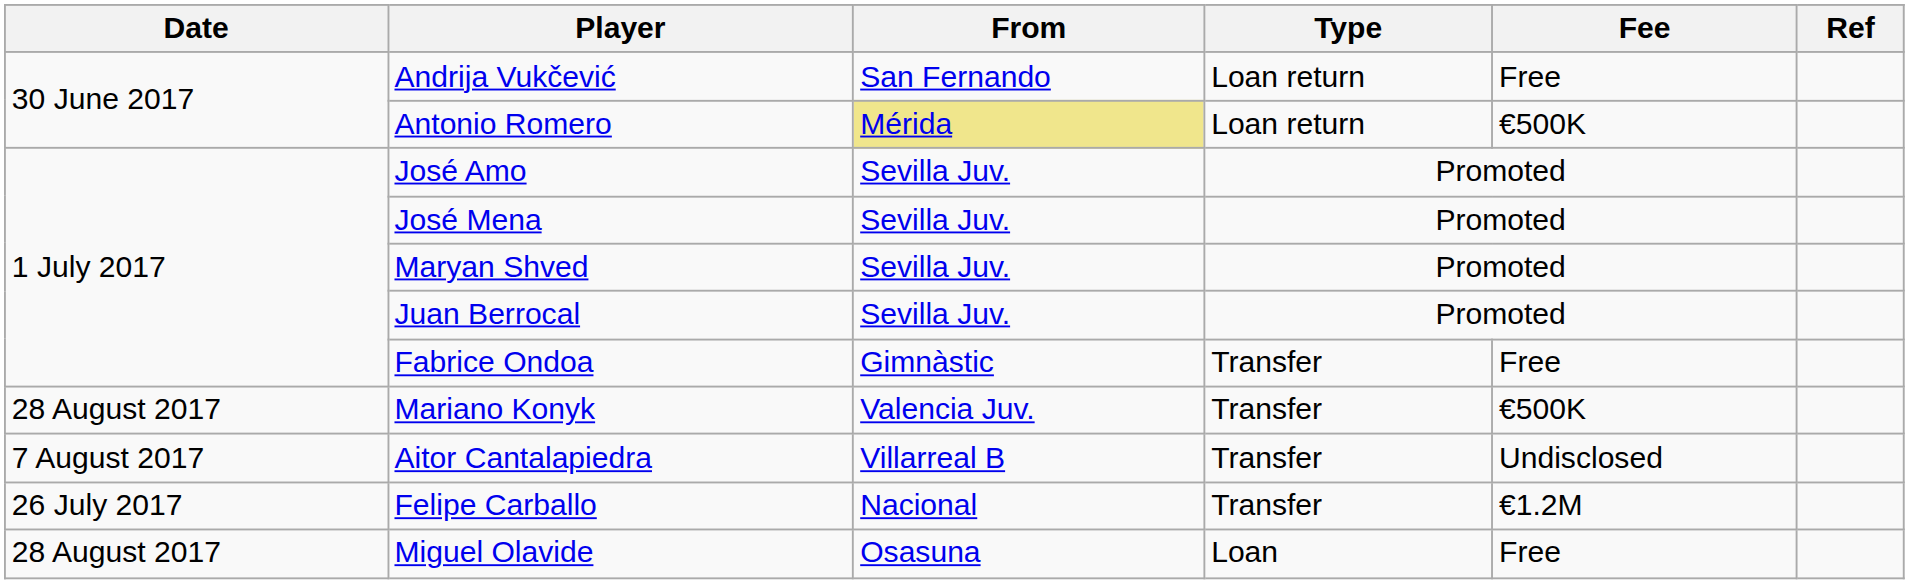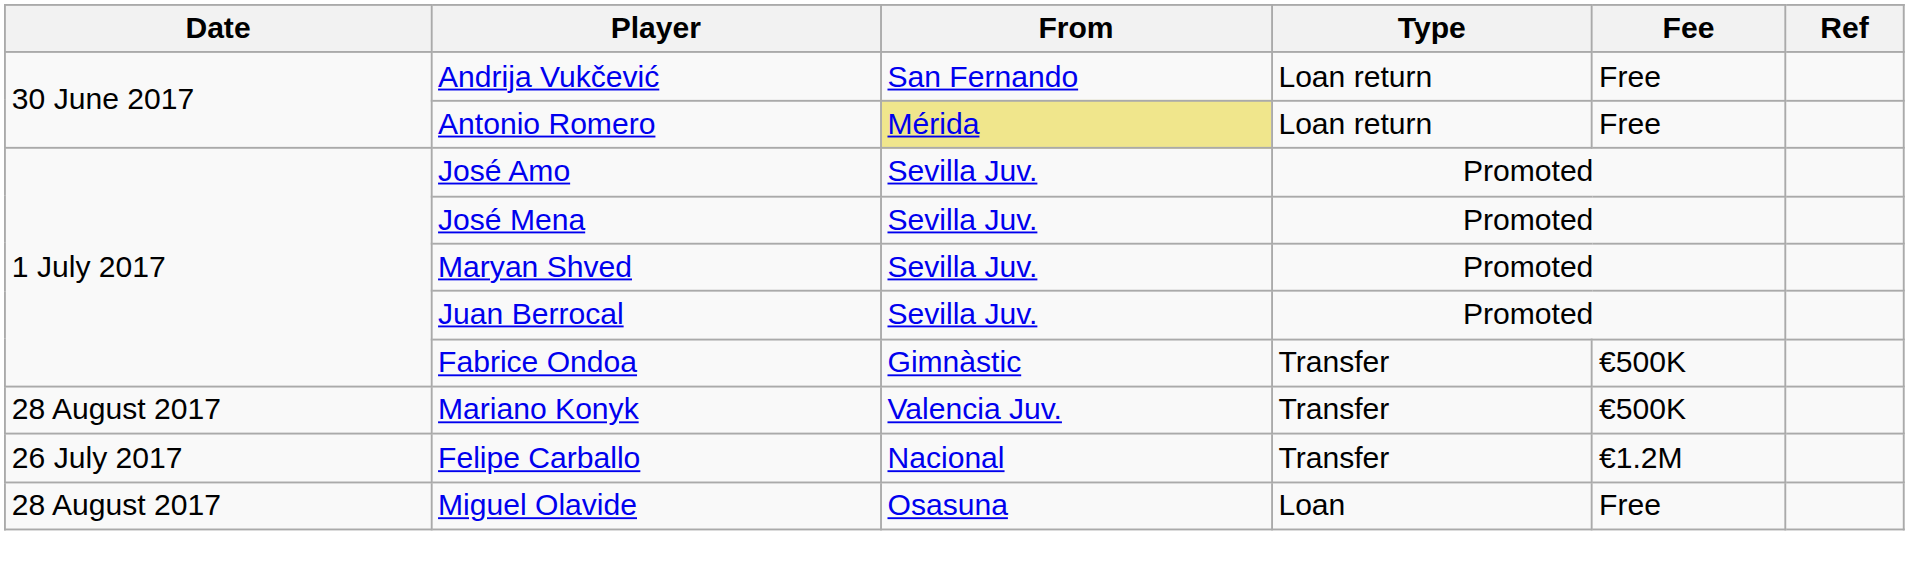(1543, 123) €500K -> (1630, 123) Free
(1530, 362) Free -> (1643, 362) €500K
- row: (523, 457)
